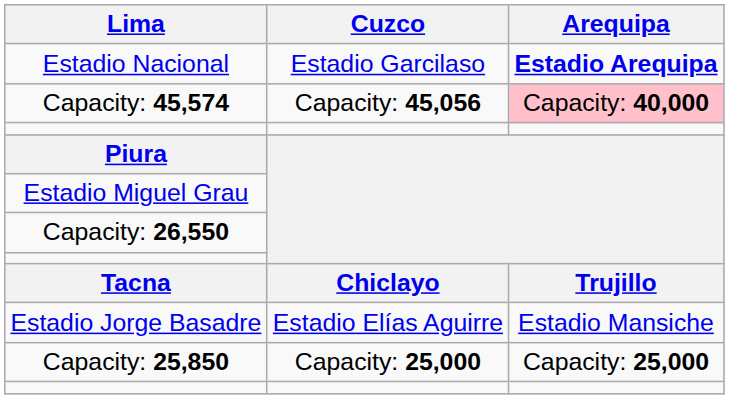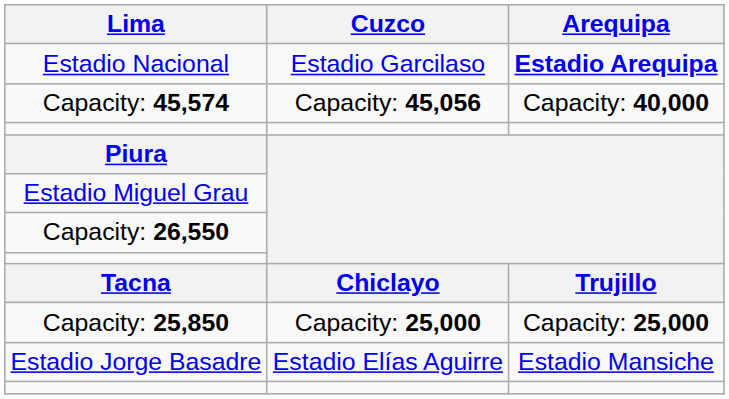(616, 102) pink background -> (616, 102) no background
rows swapped: (136, 322) <-> (136, 361)
